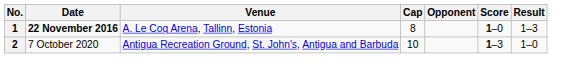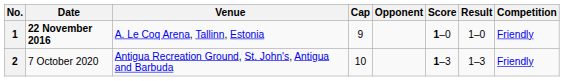+ column: (527, 12)
(413, 28) 8 -> (360, 34) 9
(529, 28) 1–3 -> (477, 34) 1–0
(529, 45) 1–0 -> (477, 62) 1–3
